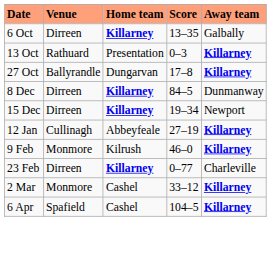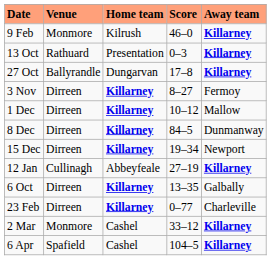rows swapped: (20, 33) <-> (20, 149)
+ row: (22, 91)
+ row: (21, 110)
